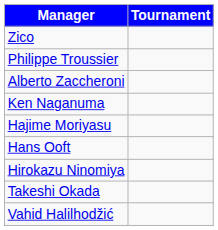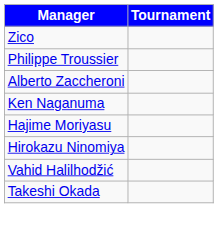- row: (39, 147)
rows swapped: (54, 192) <-> (61, 214)
